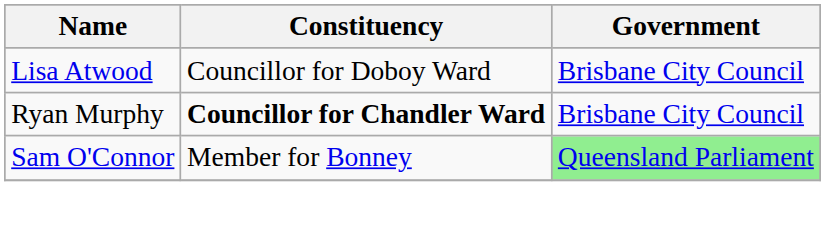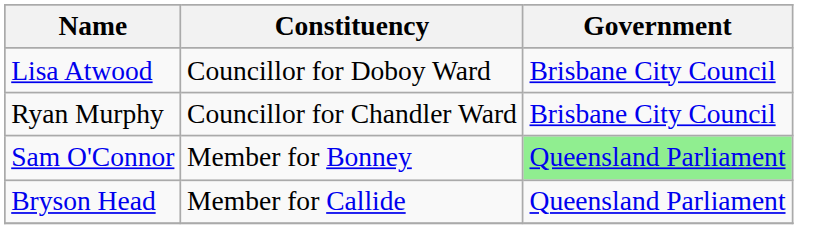(366, 113) bold -> (352, 113) normal
+ row: (83, 200)
